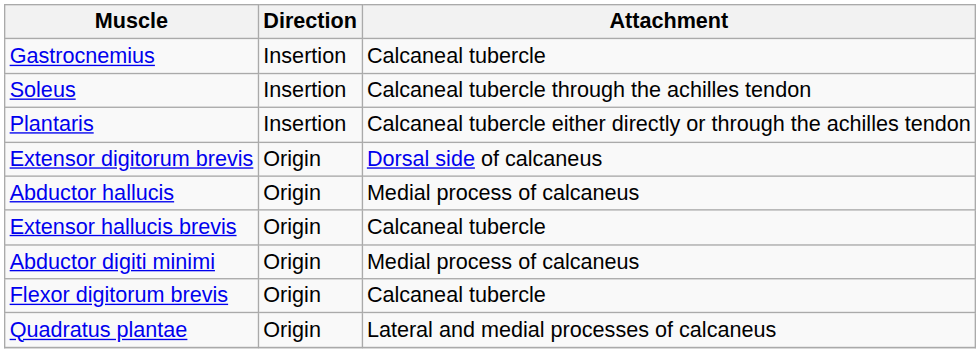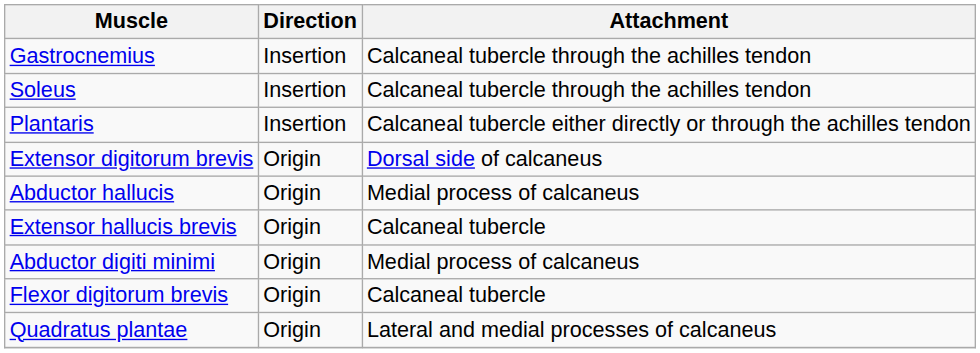(456, 55) Calcaneal tubercle -> (589, 55) Calcaneal tubercle through the achilles tendon
